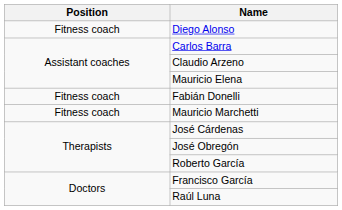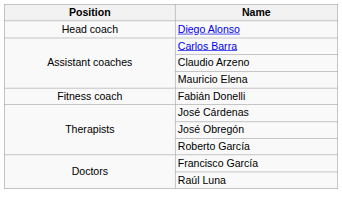(87, 29) Fitness coach -> (90, 29) Head coach
- row: (215, 113)
